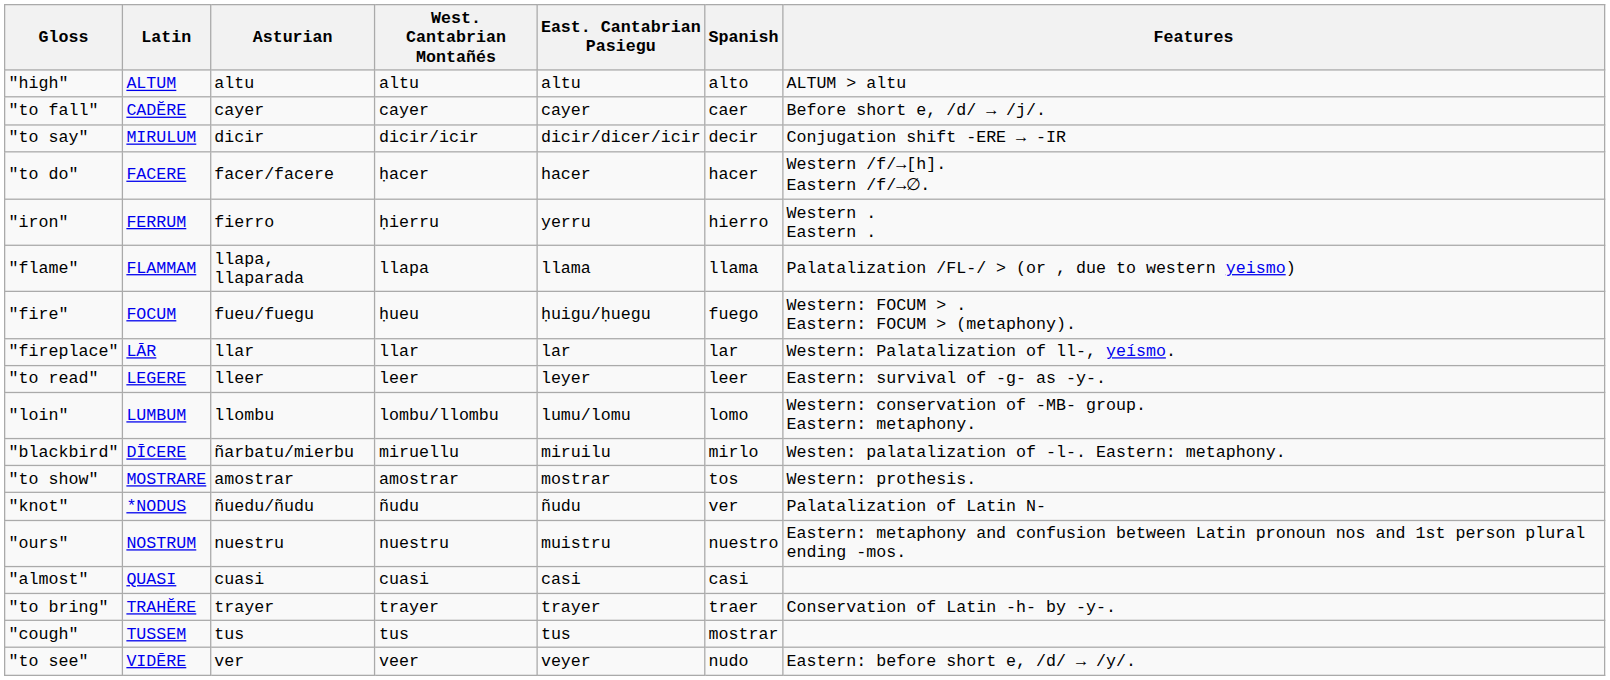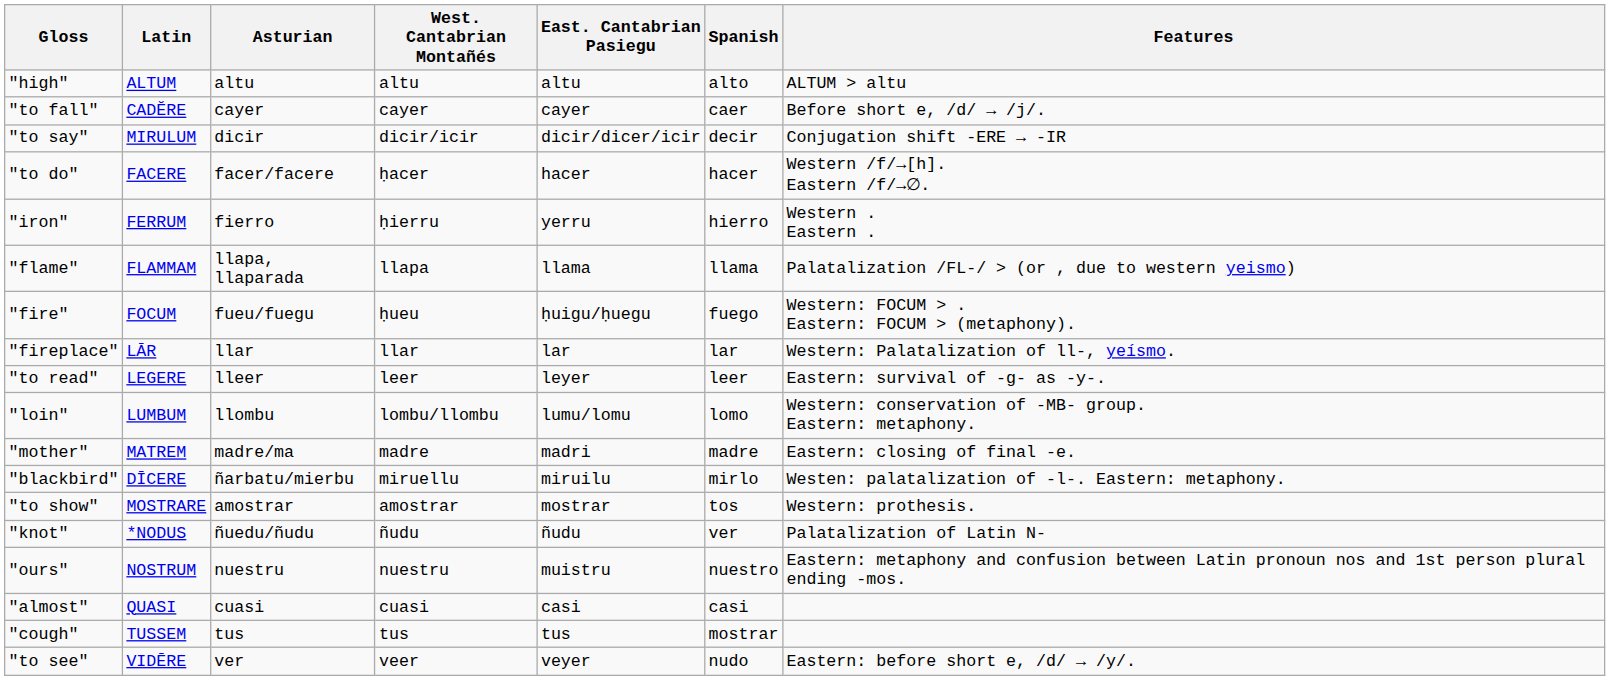+ row: (49, 452)
- row: (59, 607)
